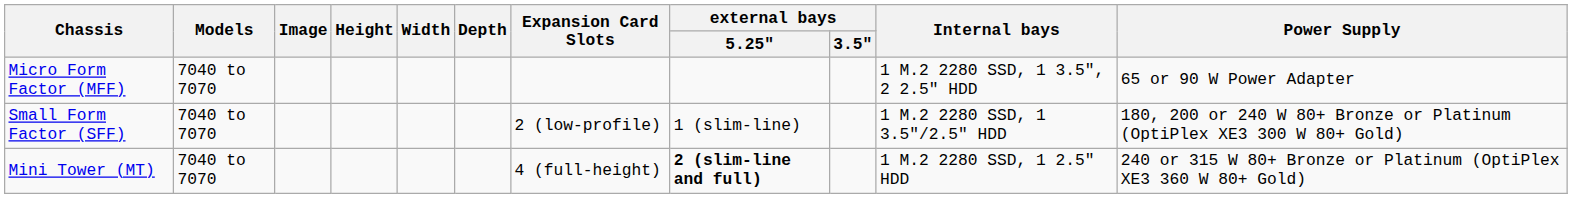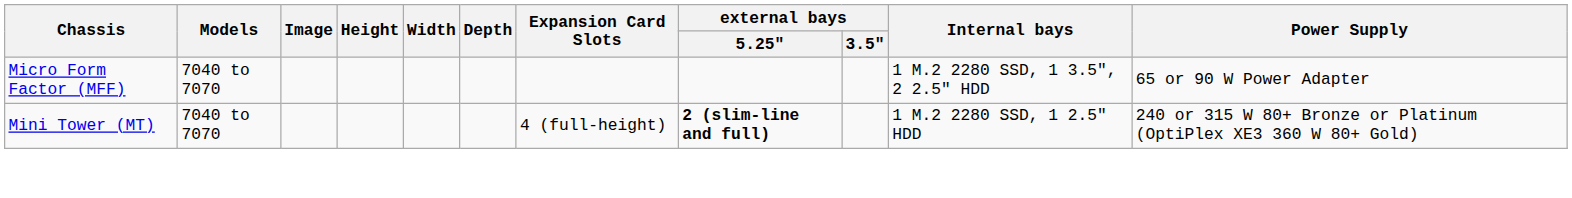- row: (67, 125)
